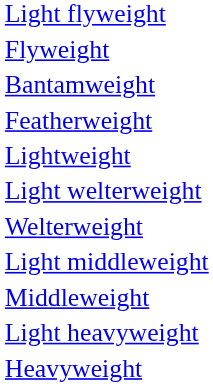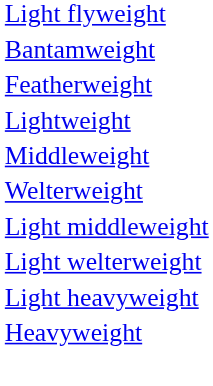- row: (57, 49)
rows swapped: (103, 191) <-> (77, 297)
